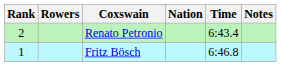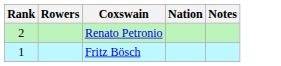- column: (223, 14)
